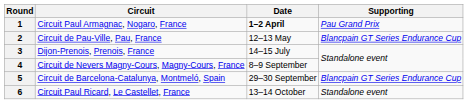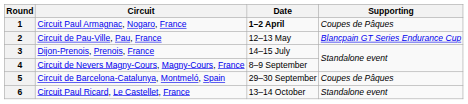(350, 24) Pau Grand Prix -> (357, 24) Coupes de Pâques
(391, 78) Blancpain GT Series Endurance Cup -> (357, 78) Coupes de Pâques
